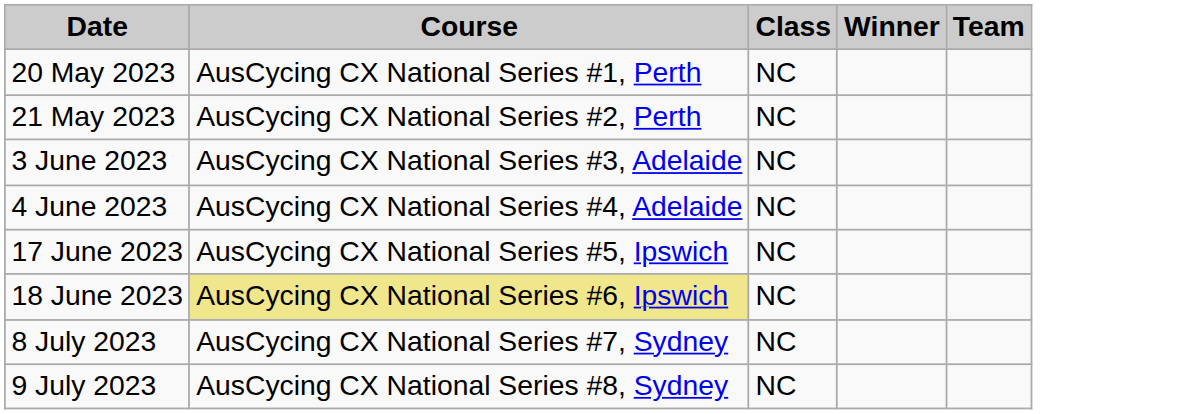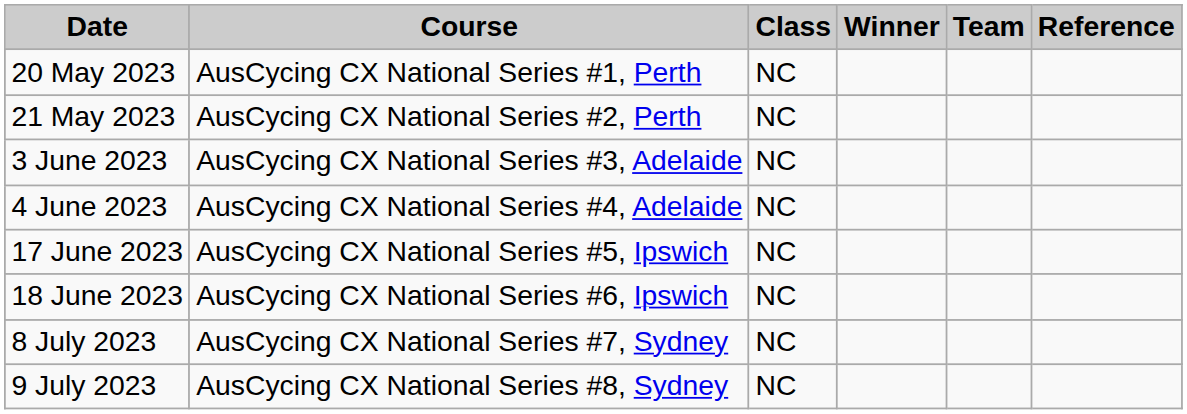+ column: (1106, 26)
(462, 296) khaki background -> (462, 296) no background
